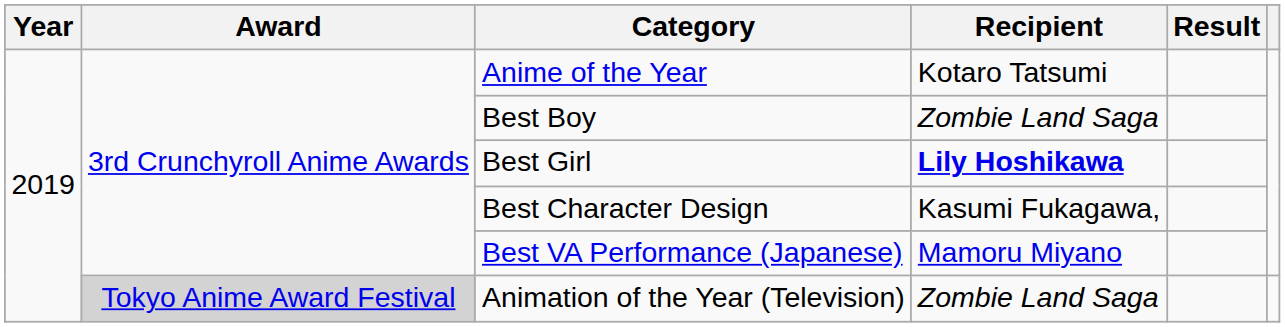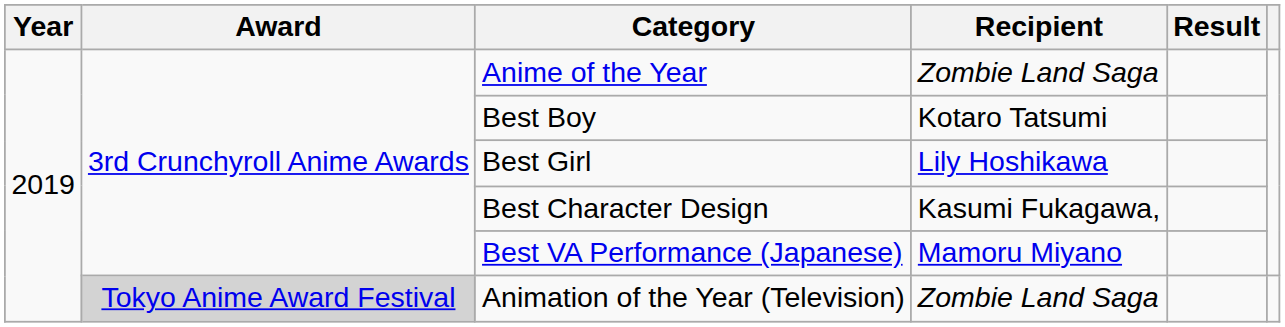(1013, 72) Kotaro Tatsumi -> (1038, 72) Zombie Land Saga
(1038, 117) Zombie Land Saga -> (1013, 117) Kotaro Tatsumi
(1021, 162) bold -> (1013, 162) normal
